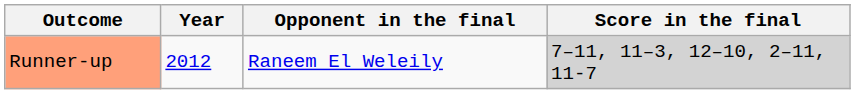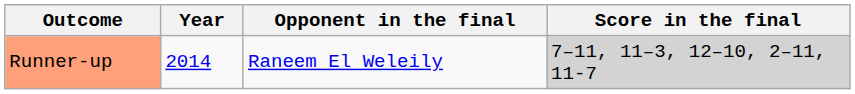(188, 62) 2012 -> (188, 62) 2014
